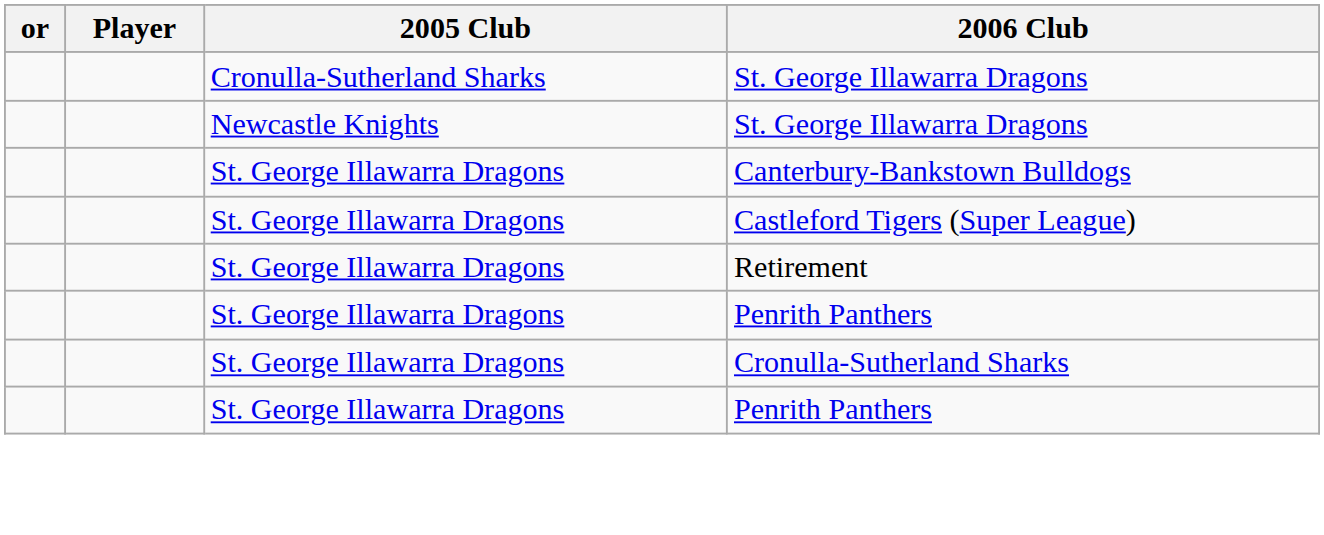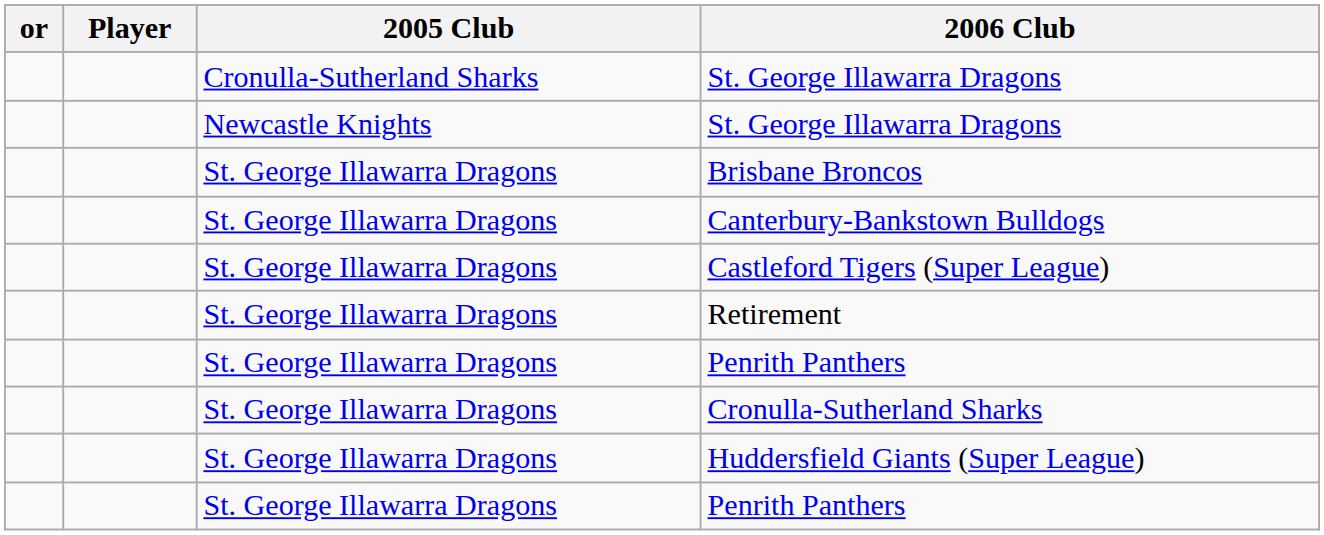+ row: (380, 171)
+ row: (380, 457)
